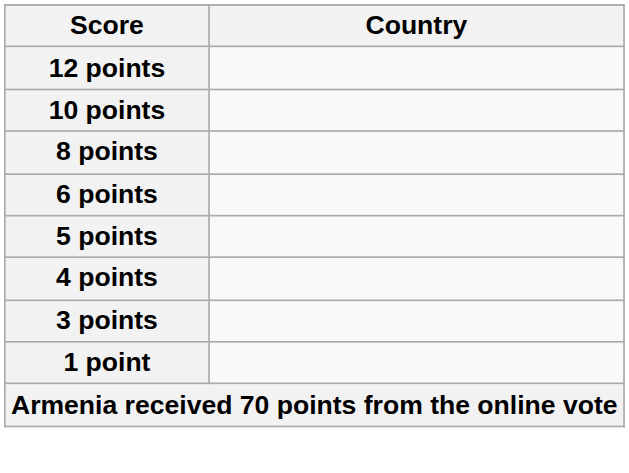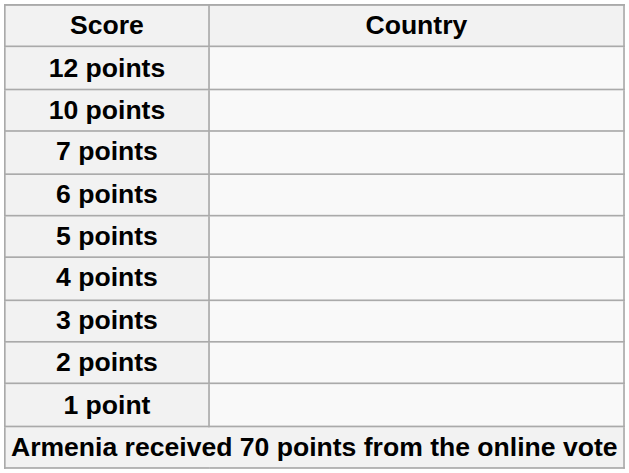- row: (107, 151)
+ row: (107, 151)
+ row: (107, 362)
